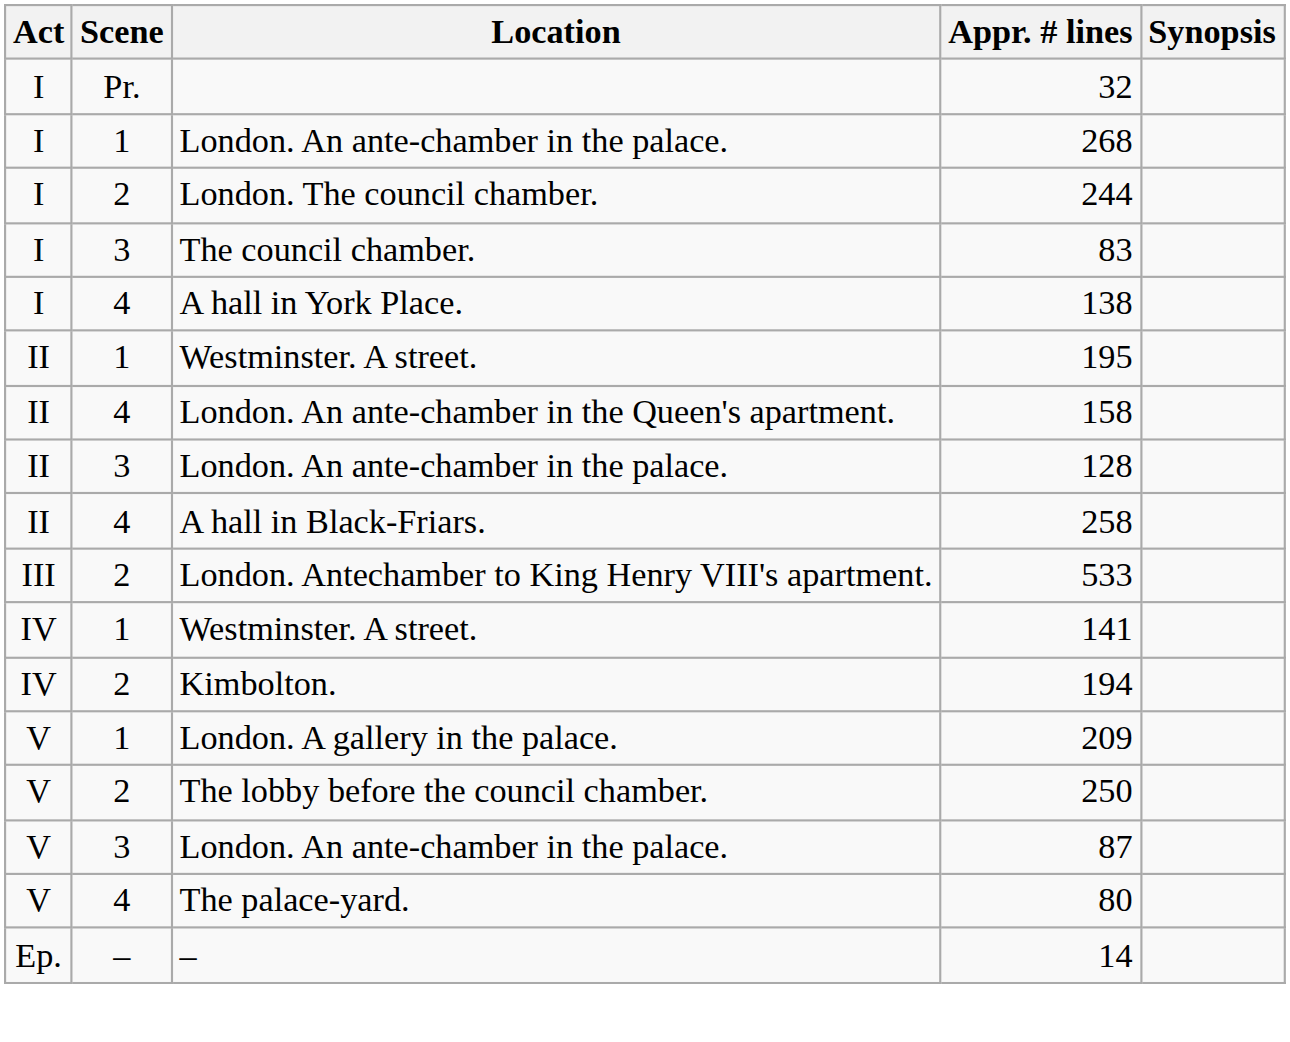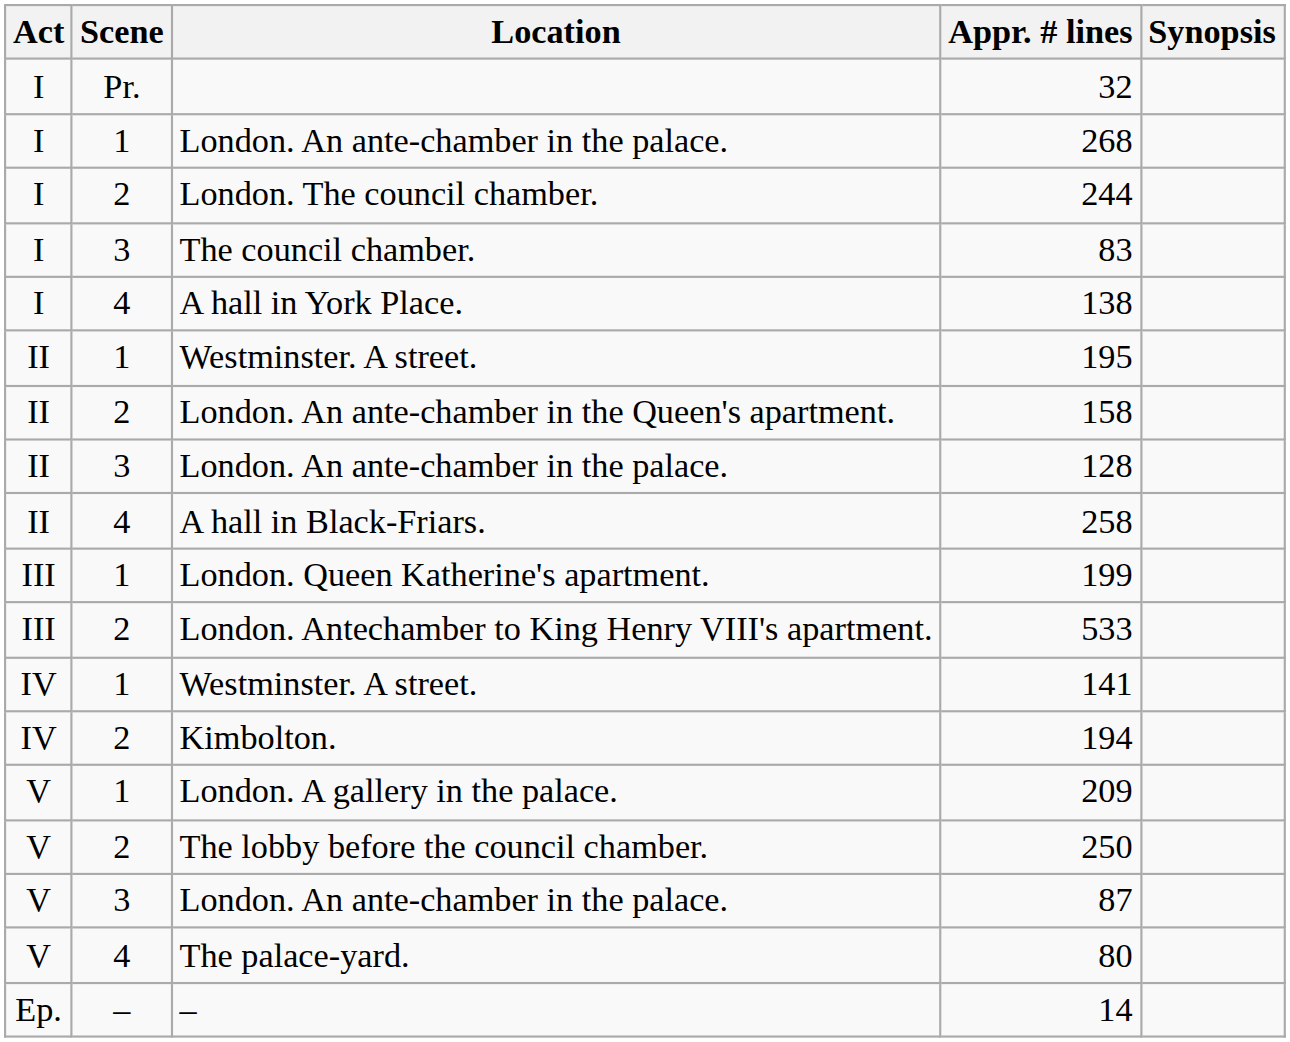(122, 411) 4 -> (122, 411) 2
+ row: (1107, 574)
